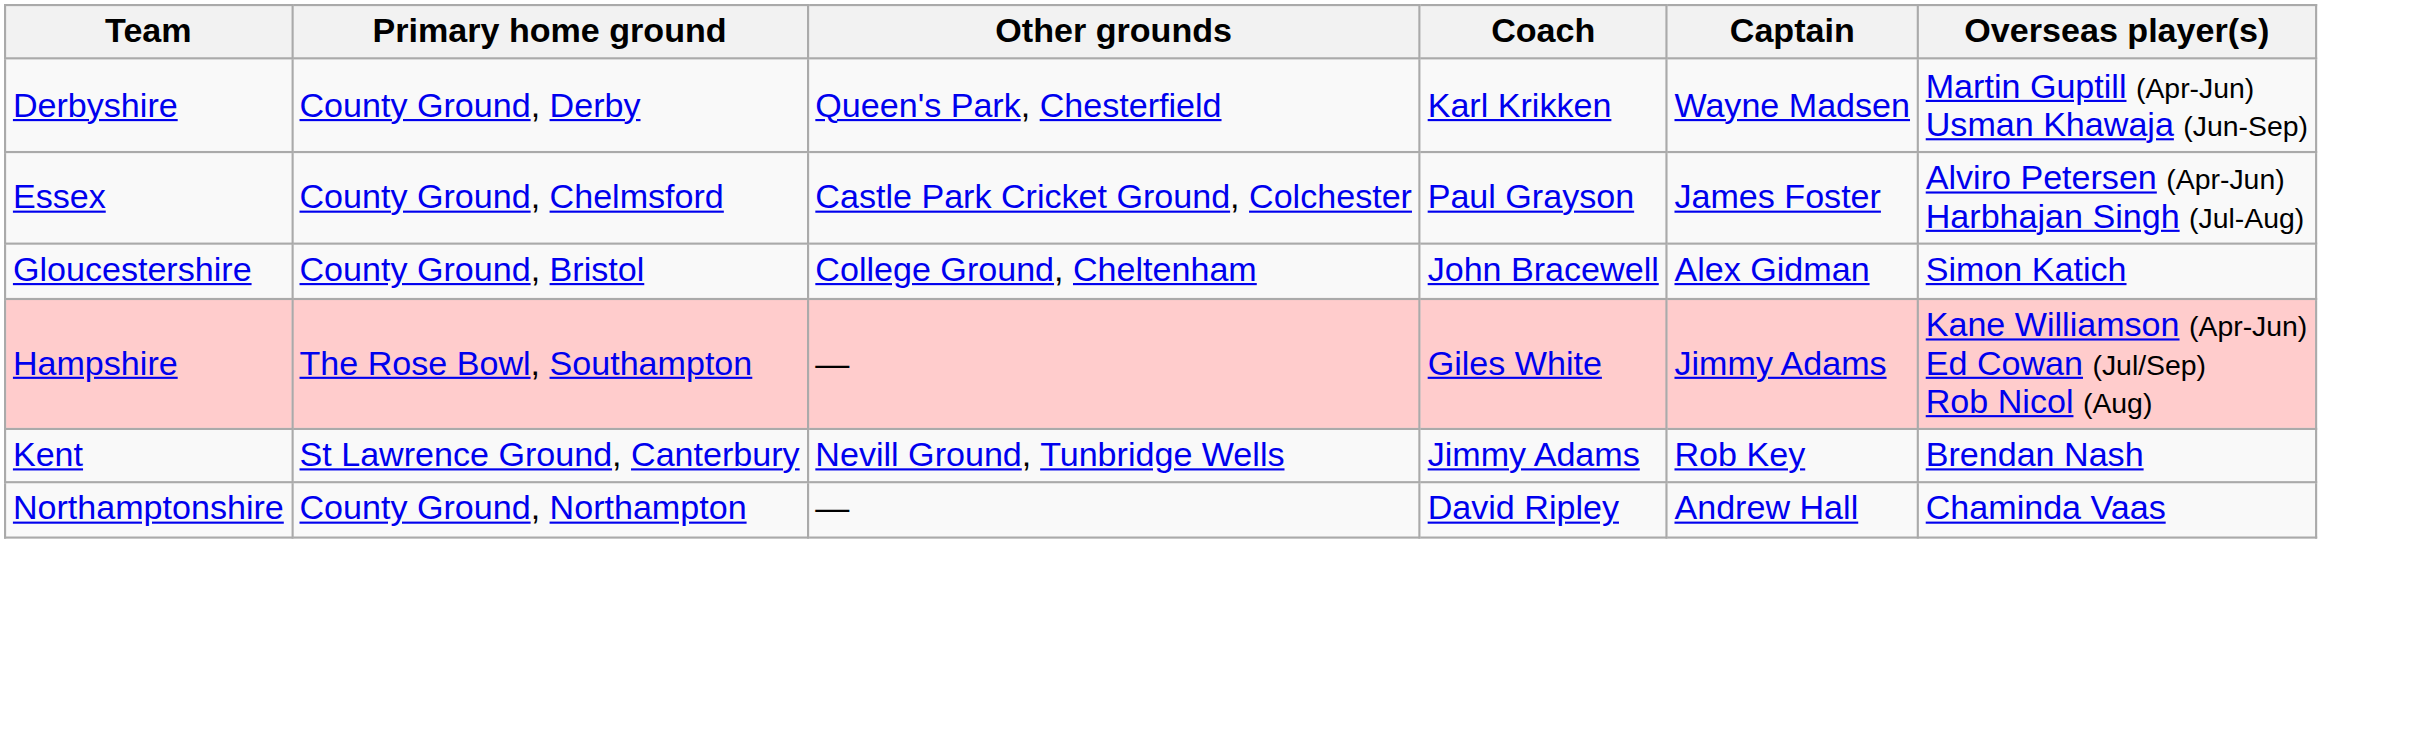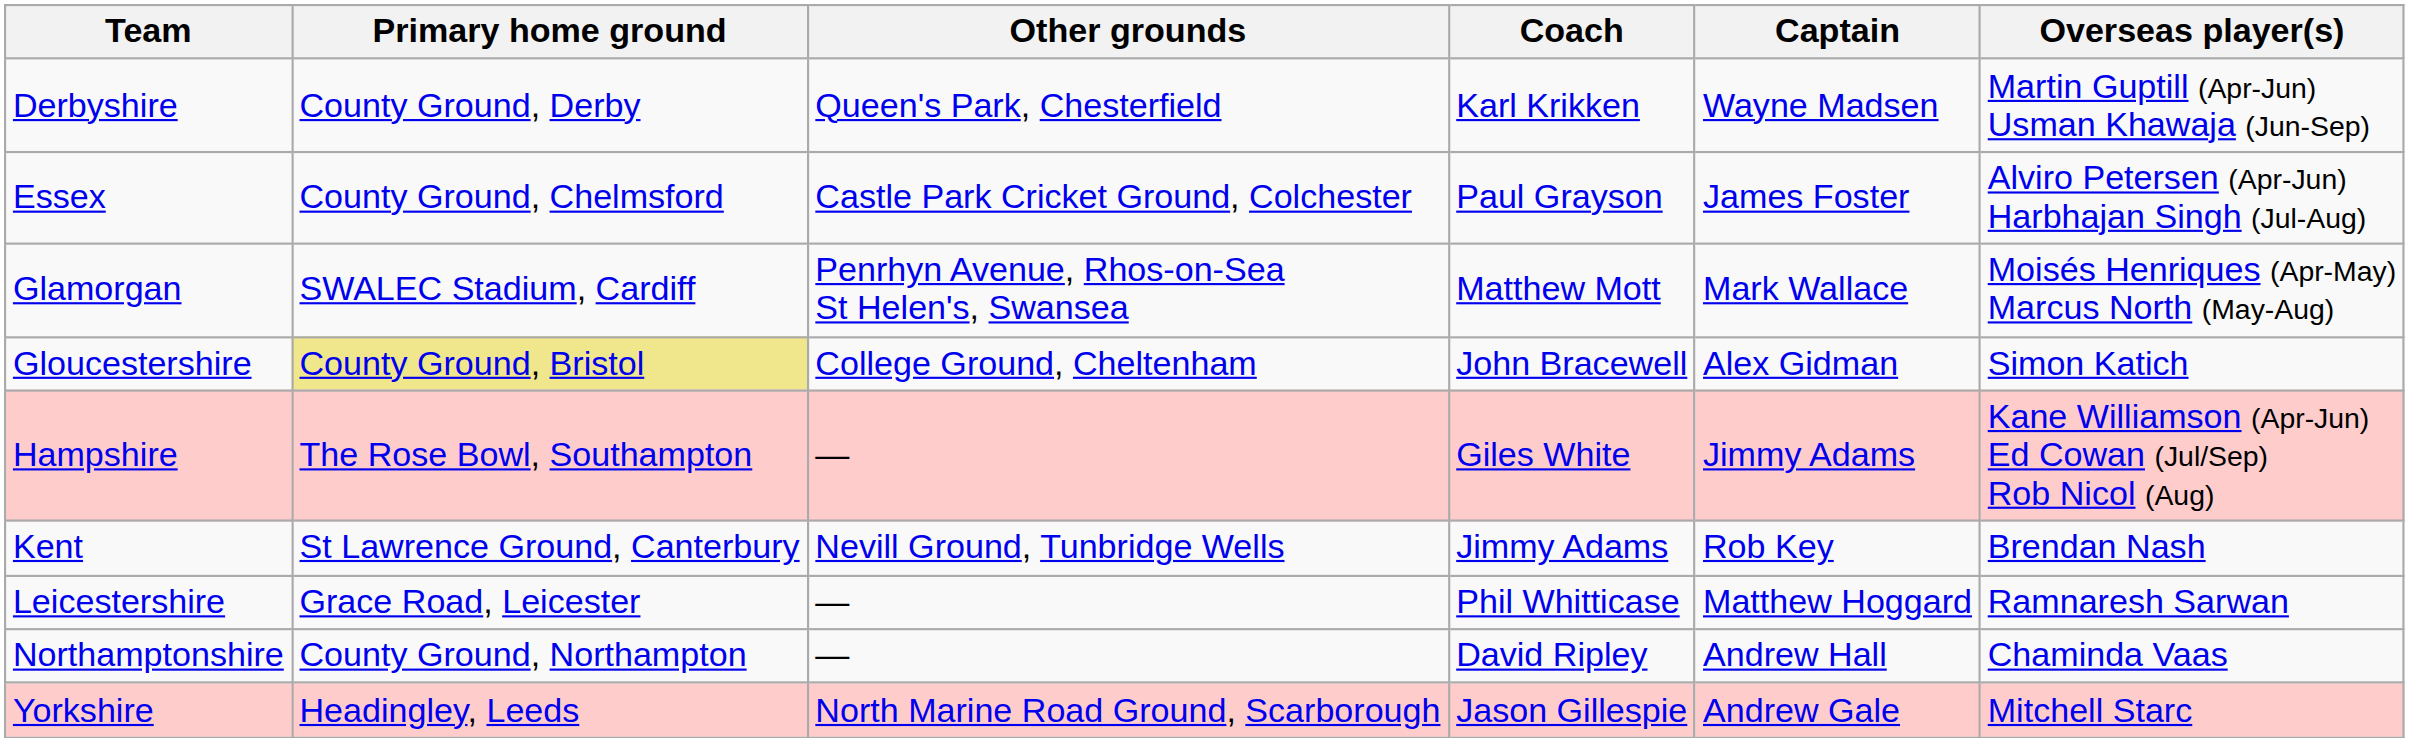+ row: (97, 289)
(472, 270) no background -> (472, 362) khaki background
+ row: (119, 601)
+ row: (83, 709)
